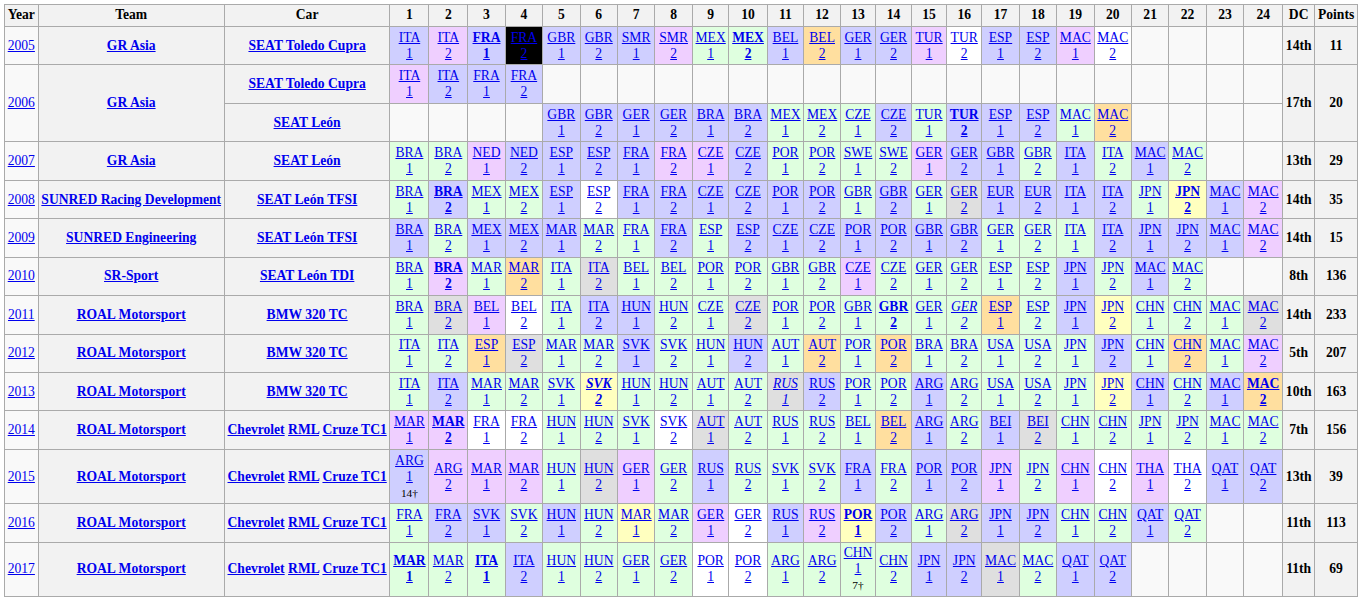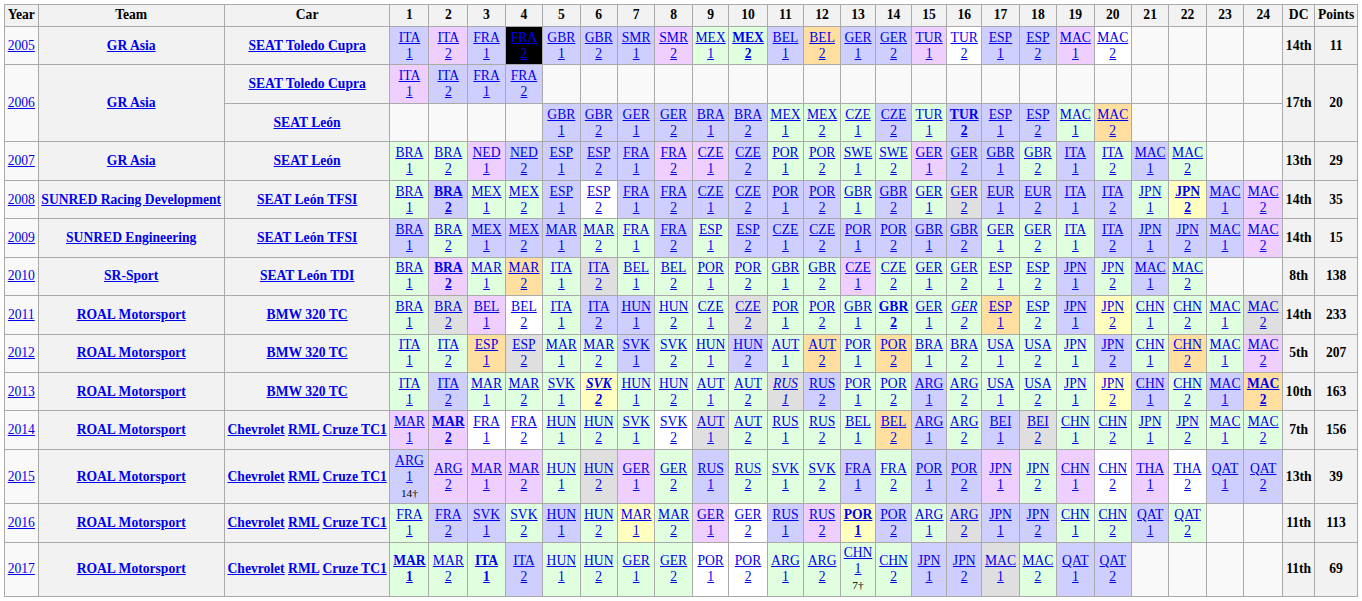(486, 45) bold -> (486, 45) normal
(1336, 276) 136 -> (1336, 276) 138
